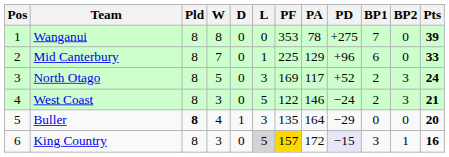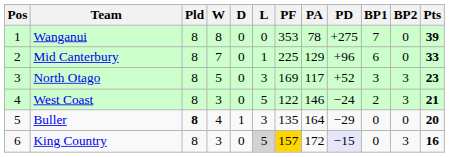(376, 78) 2 -> (376, 78) 3
(432, 78) 24 -> (432, 78) 23
(376, 141) 3 -> (376, 141) 0
(406, 141) 1 -> (406, 141) 3
